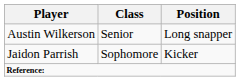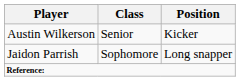(198, 34) Long snapper -> (181, 34) Kicker
(181, 53) Kicker -> (198, 53) Long snapper
